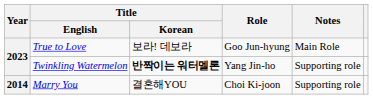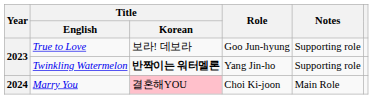(317, 47) Main Role -> (328, 47) Supporting role
(17, 84) 2014 -> (17, 84) 2024
(160, 84) no background -> (160, 84) pink background
(328, 84) Supporting role -> (317, 84) Main Role
